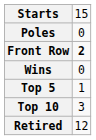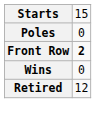- row: (38, 88)
- row: (38, 107)
